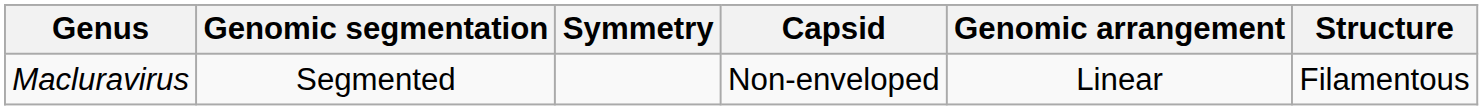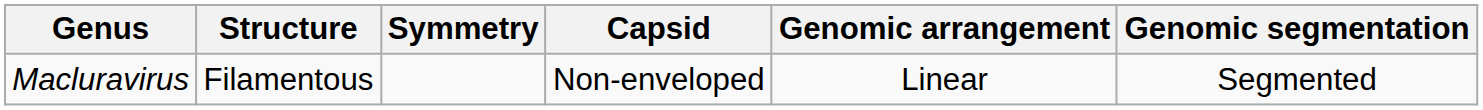columns swapped: (1385, 29) <-> (376, 29)
